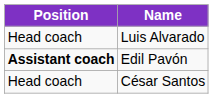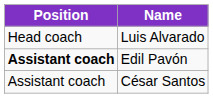(45, 81) Head coach -> (56, 81) Assistant coach
